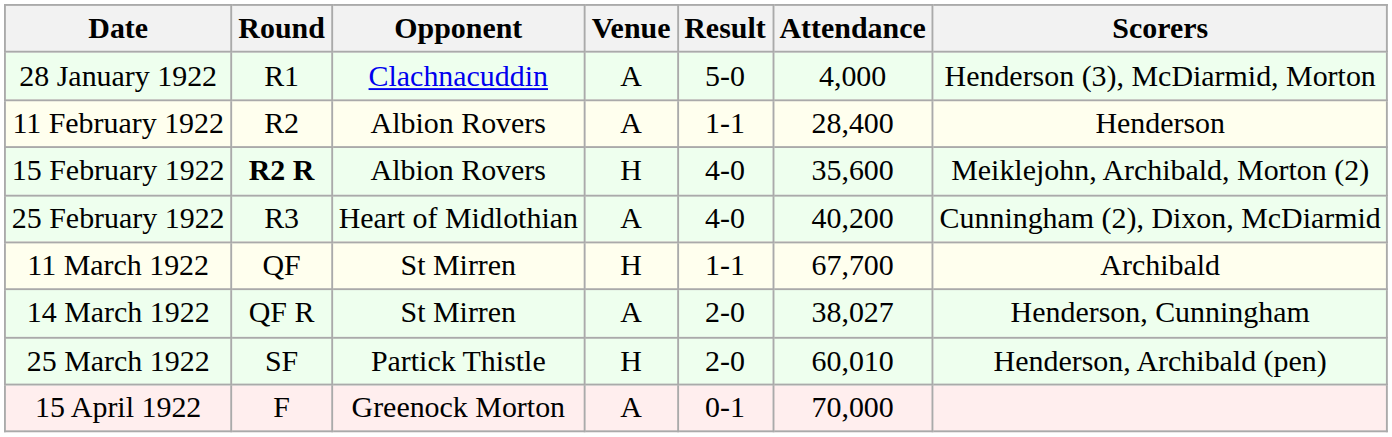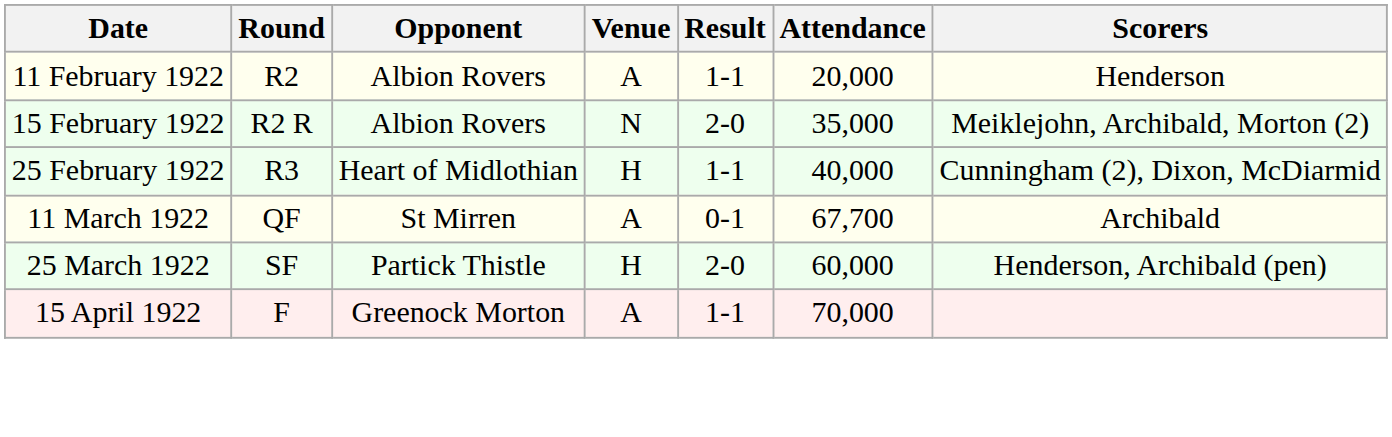- row: (118, 75)
(853, 123) 28,400 -> (853, 75) 20,000
(282, 170) bold -> (282, 123) normal
(631, 170) H -> (631, 123) N
(725, 170) 4-0 -> (725, 123) 2-0
(853, 170) 35,600 -> (853, 123) 35,000
(631, 218) A -> (631, 170) H
(725, 218) 4-0 -> (725, 170) 1-1
(853, 218) 40,200 -> (853, 170) 40,000
(631, 265) H -> (631, 218) A
(725, 265) 1-1 -> (725, 218) 0-1
- row: (118, 312)
(853, 360) 60,010 -> (853, 265) 60,000
(725, 407) 0-1 -> (725, 312) 1-1
